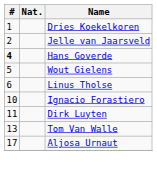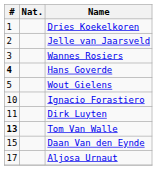+ row: (85, 56)
- row: (80, 85)
(12, 129) normal -> (12, 129) bold
+ row: (96, 143)
